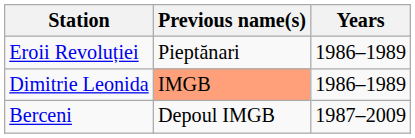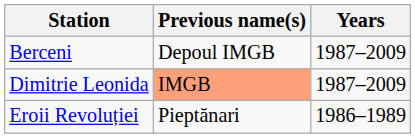rows swapped: (74, 52) <-> (41, 116)
(361, 84) 1986–1989 -> (361, 84) 1987–2009
